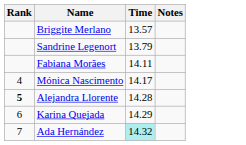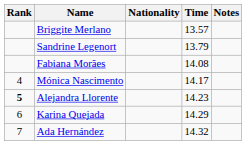+ column: (154, 13)
(140, 64) 14.11 -> (197, 64) 14.08
(140, 98) 14.28 -> (197, 98) 14.23
(140, 132) paleturquoise background -> (197, 132) no background
